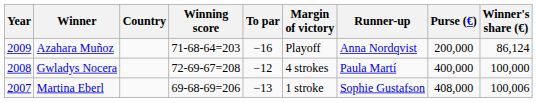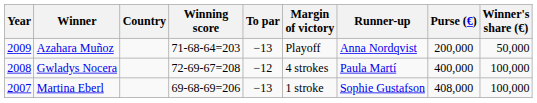(263, 48) −16 -> (263, 48) −13
(513, 48) 86,124 -> (513, 48) 50,000
(510, 88) 100,006 -> (510, 88) 100,000
